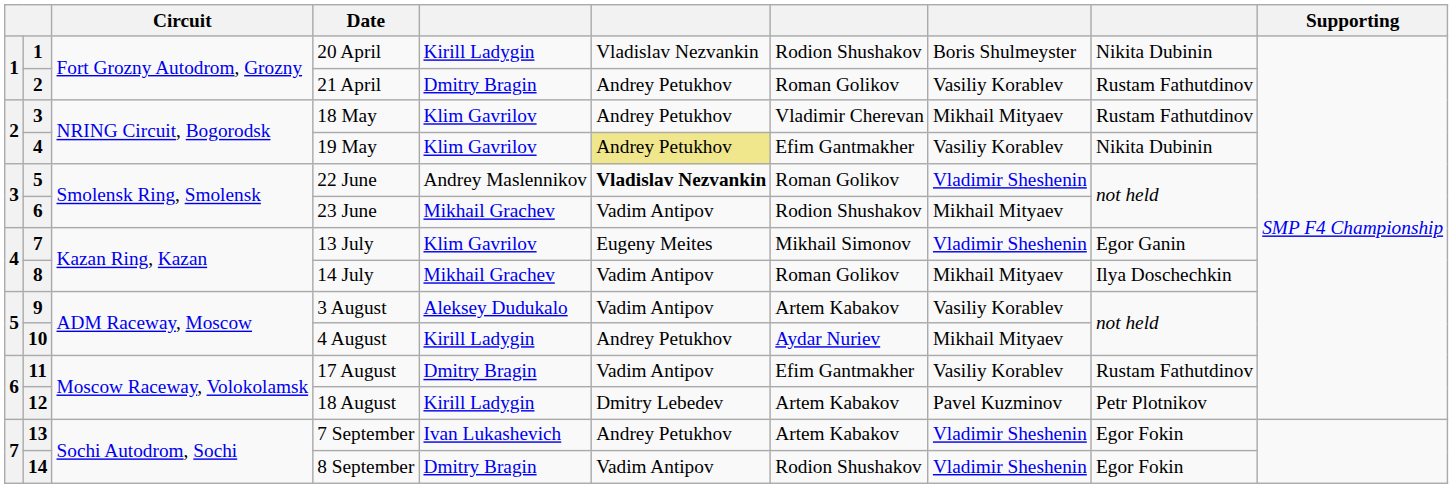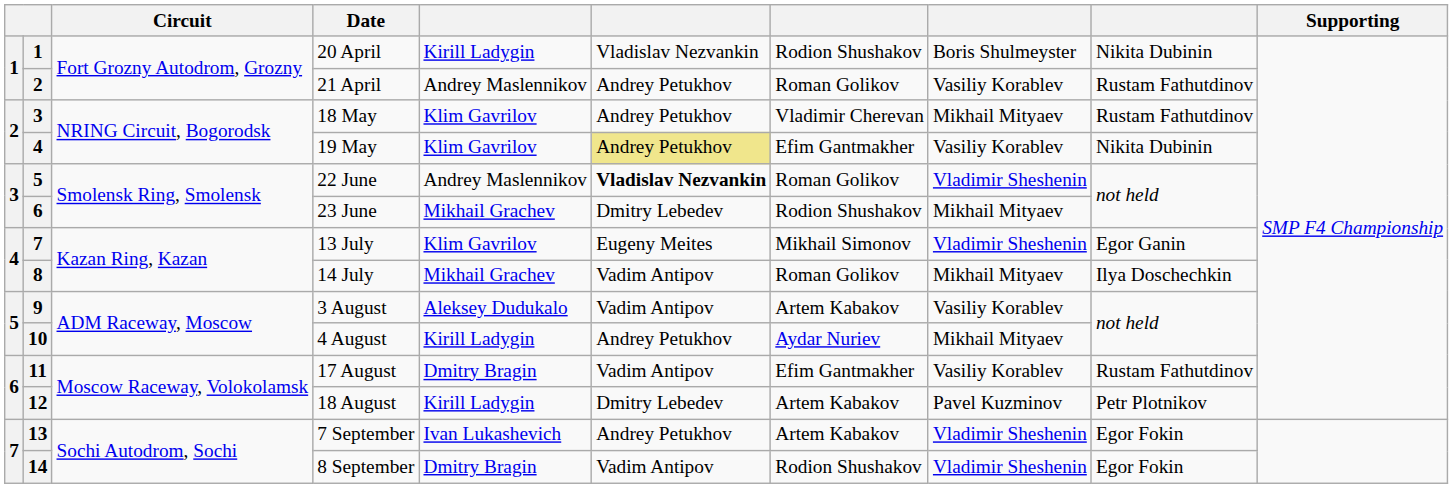(480, 83) Dmitry Bragin -> (505, 83) Andrey Maslennikov
(655, 211) Vadim Antipov -> (660, 211) Dmitry Lebedev
